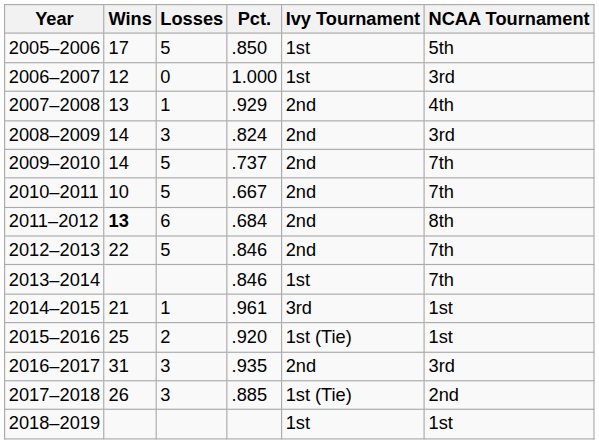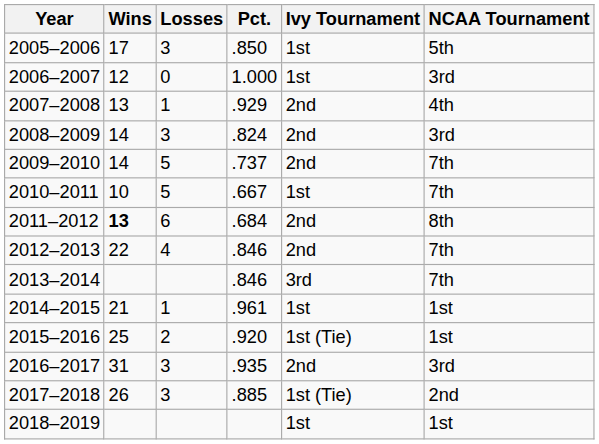(165, 47) 5 -> (165, 47) 3
(301, 192) 2nd -> (298, 192) 1st
(165, 250) 5 -> (165, 250) 4
(298, 279) 1st -> (299, 279) 3rd
(299, 308) 3rd -> (298, 308) 1st
